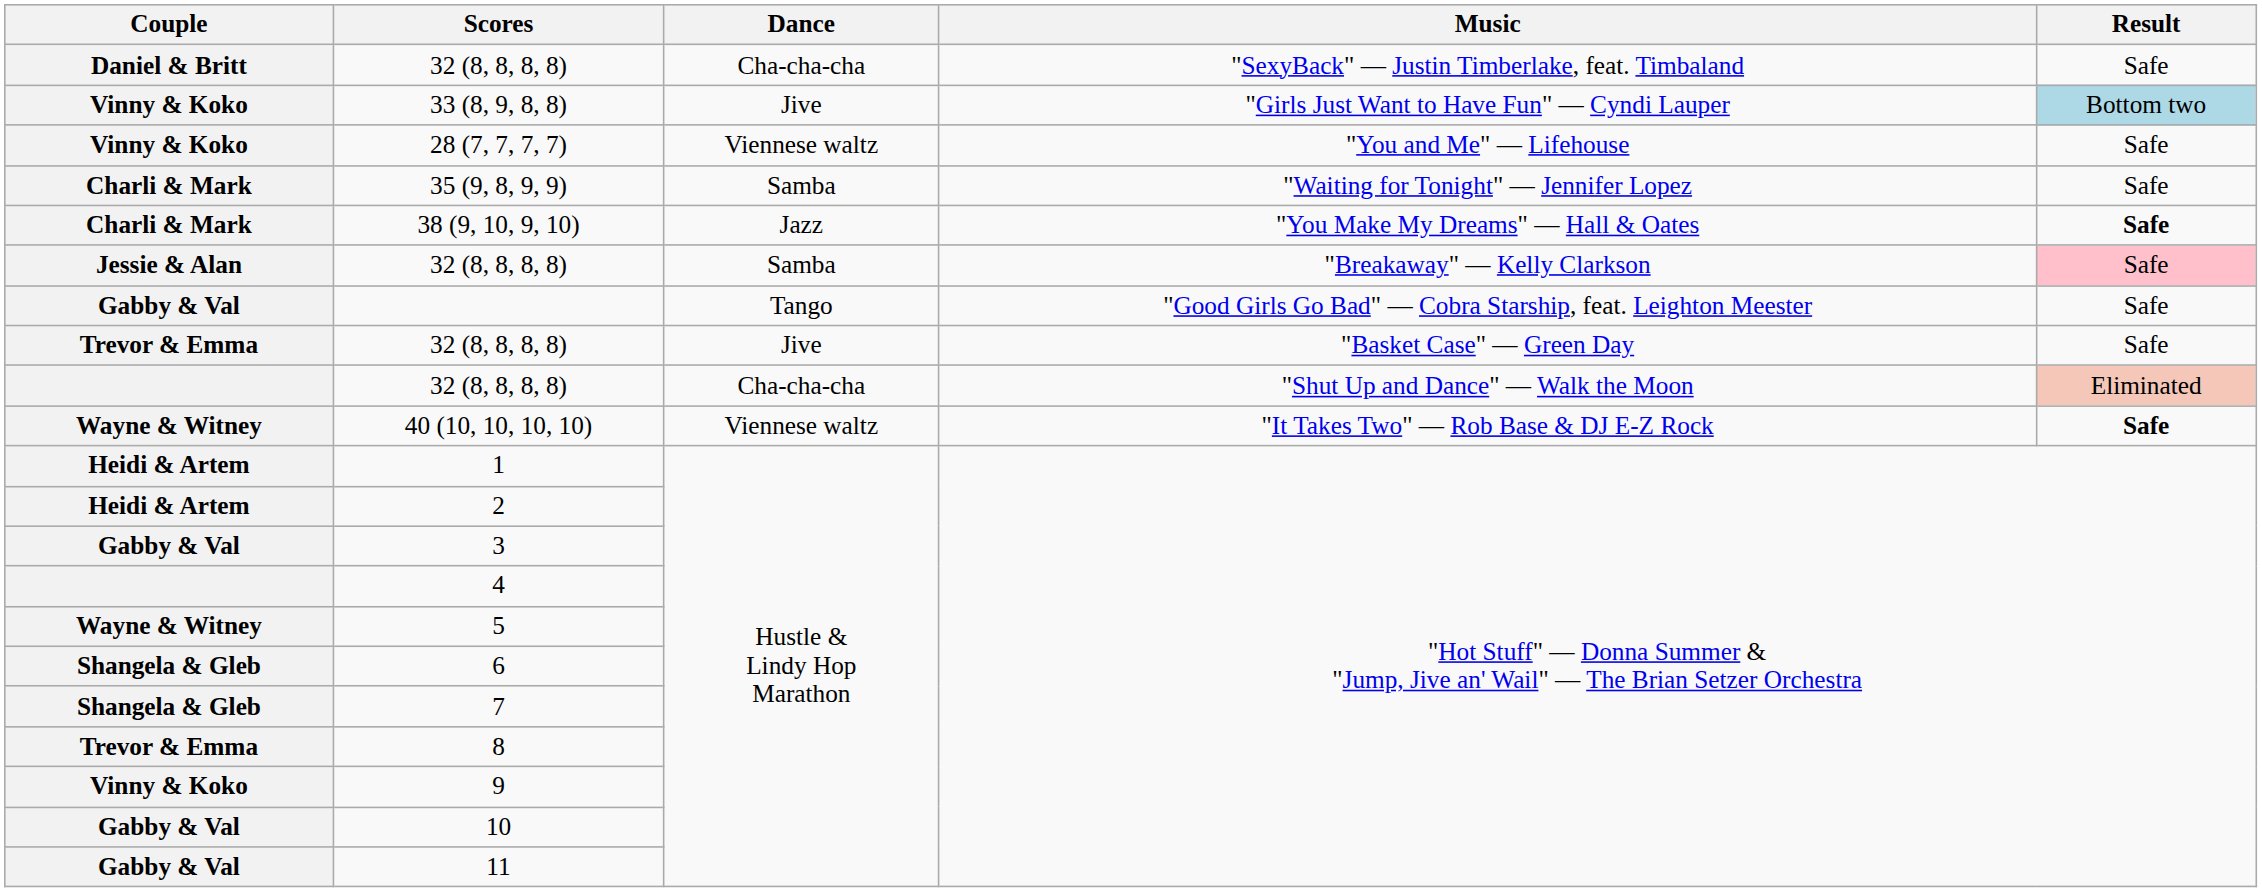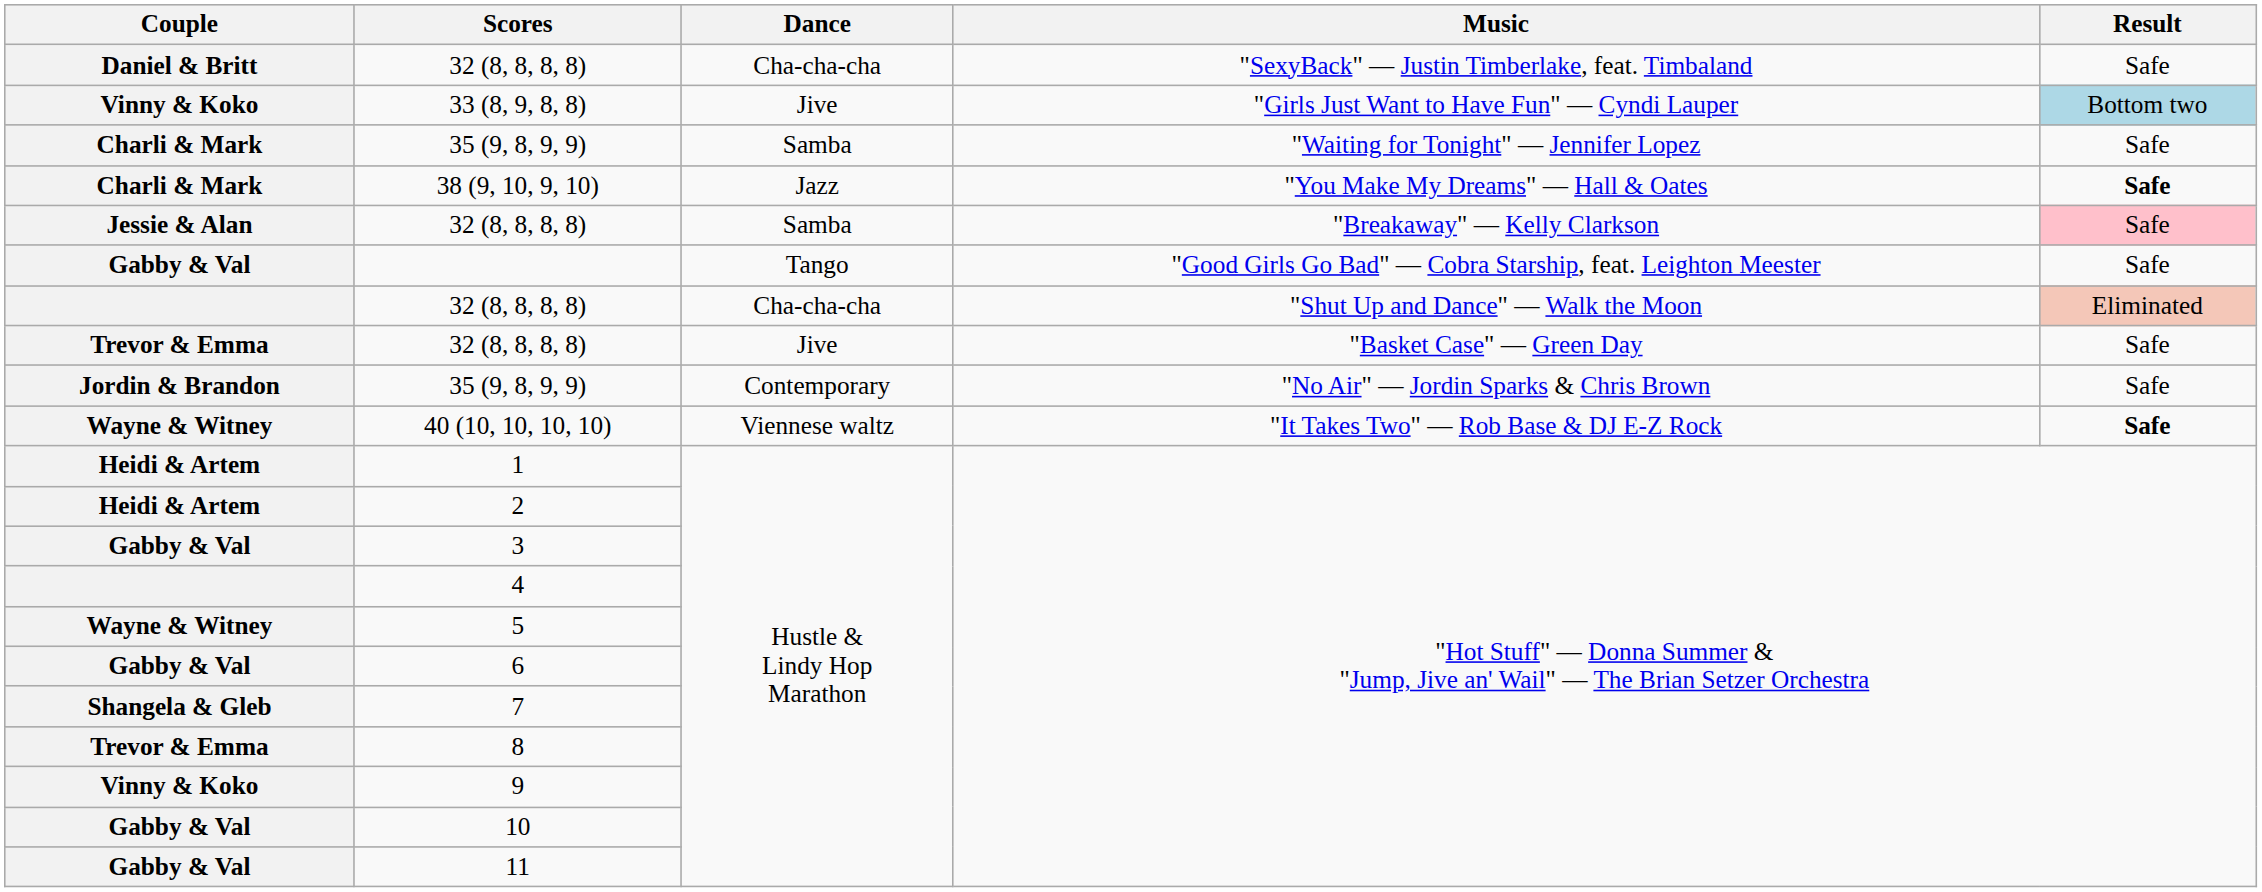- row: (499, 144)
rows swapped: (499, 345) <-> (499, 385)
+ row: (518, 385)
(169, 666) Shangela & Gleb -> (179, 666) Gabby & Val
